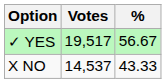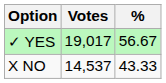(88, 41) 19,517 -> (88, 41) 19,017
